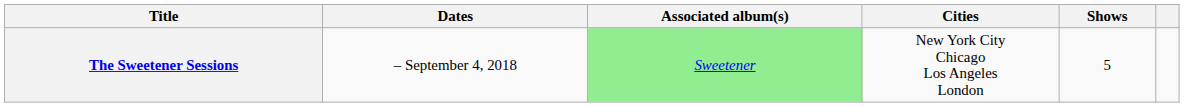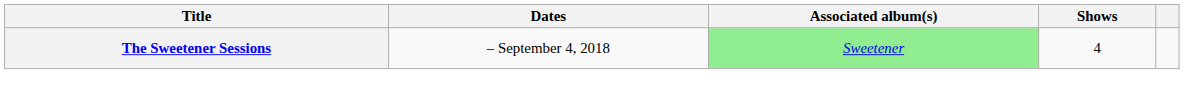- column: (961, 16)
(1107, 65) 5 -> (1097, 48) 4
